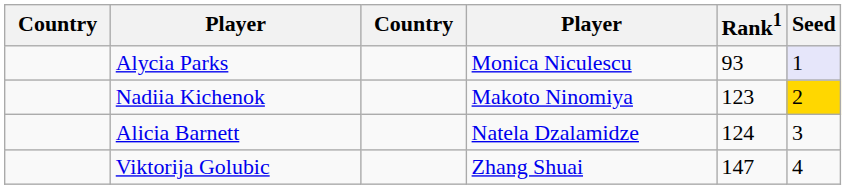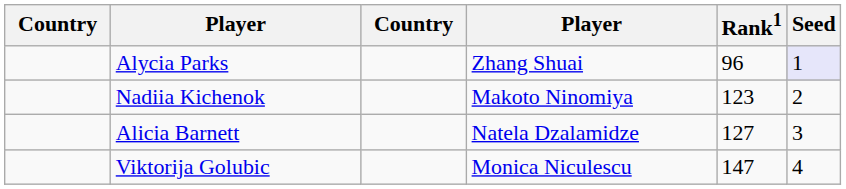(552, 62) Monica Niculescu -> (527, 62) Zhang Shuai
(732, 62) 93 -> (732, 62) 96
(797, 97) gold background -> (797, 97) no background
(738, 132) 124 -> (738, 132) 127
(527, 166) Zhang Shuai -> (552, 166) Monica Niculescu
